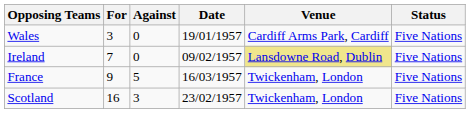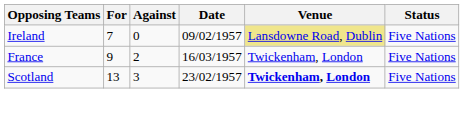- row: (23, 35)
(136, 77) 5 -> (136, 56) 2
(113, 98) 16 -> (113, 77) 13
(305, 98) normal -> (309, 77) bold
